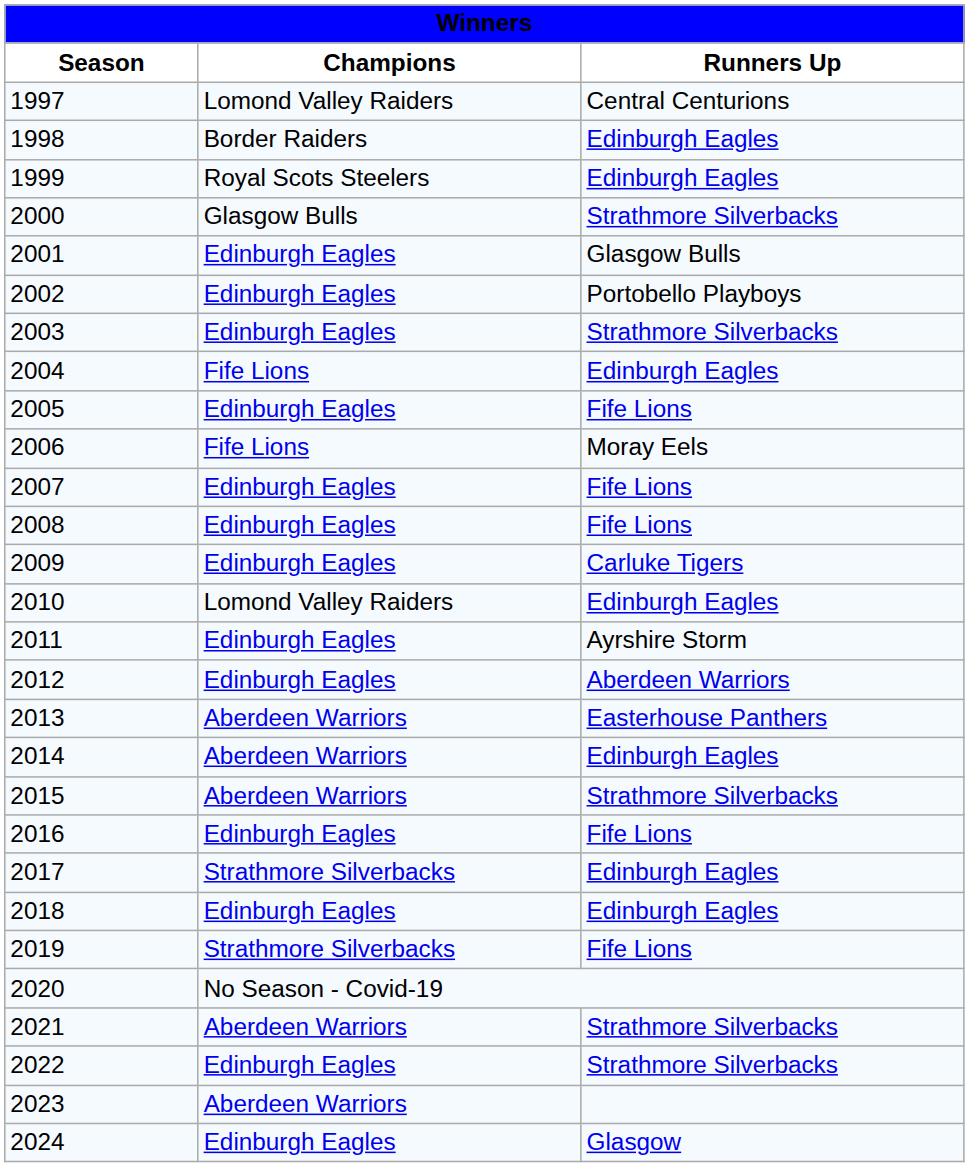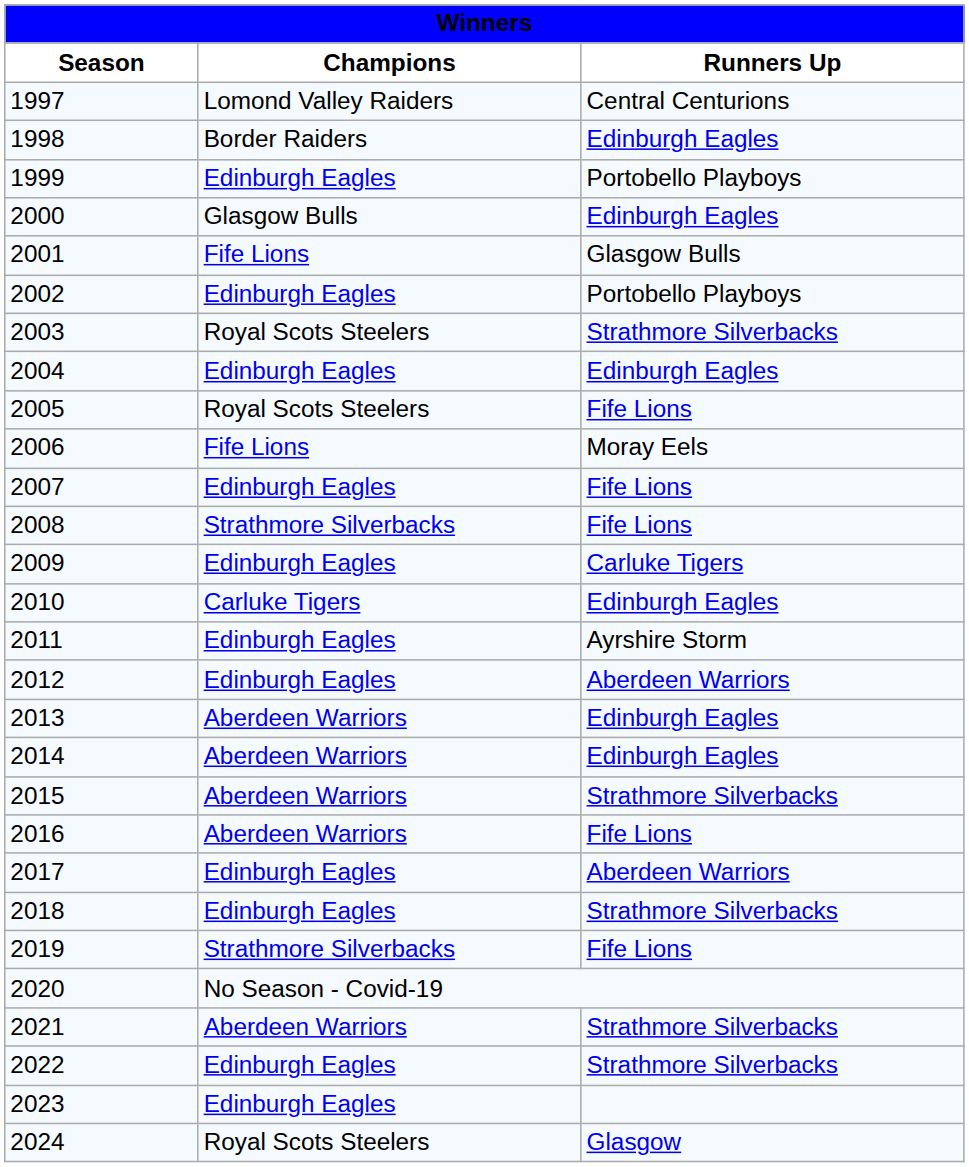(317, 178) Royal Scots Steelers -> (300, 178) Edinburgh Eagles
(683, 178) Edinburgh Eagles -> (694, 178) Portobello Playboys
(712, 216) Strathmore Silverbacks -> (683, 216) Edinburgh Eagles
(300, 255) Edinburgh Eagles -> (256, 255) Fife Lions
(300, 332) Edinburgh Eagles -> (317, 332) Royal Scots Steelers
(256, 370) Fife Lions -> (300, 370) Edinburgh Eagles
(300, 409) Edinburgh Eagles -> (317, 409) Royal Scots Steelers
(300, 525) Edinburgh Eagles -> (329, 525) Strathmore Silverbacks
(328, 602) Lomond Valley Raiders -> (282, 602) Carluke Tigers
(707, 718) Easterhouse Panthers -> (683, 718) Edinburgh Eagles
(300, 833) Edinburgh Eagles -> (305, 833) Aberdeen Warriors
(329, 872) Strathmore Silverbacks -> (300, 872) Edinburgh Eagles
(683, 872) Edinburgh Eagles -> (688, 872) Aberdeen Warriors
(683, 910) Edinburgh Eagles -> (712, 910) Strathmore Silverbacks
(305, 1103) Aberdeen Warriors -> (300, 1103) Edinburgh Eagles
(300, 1142) Edinburgh Eagles -> (317, 1142) Royal Scots Steelers
